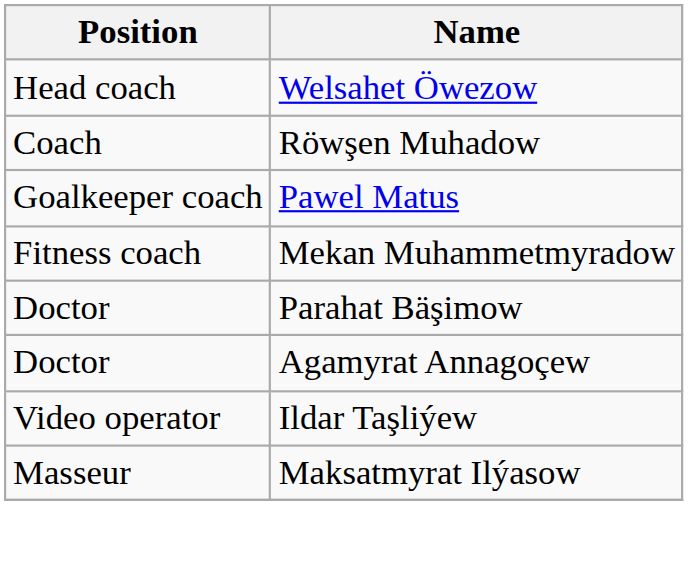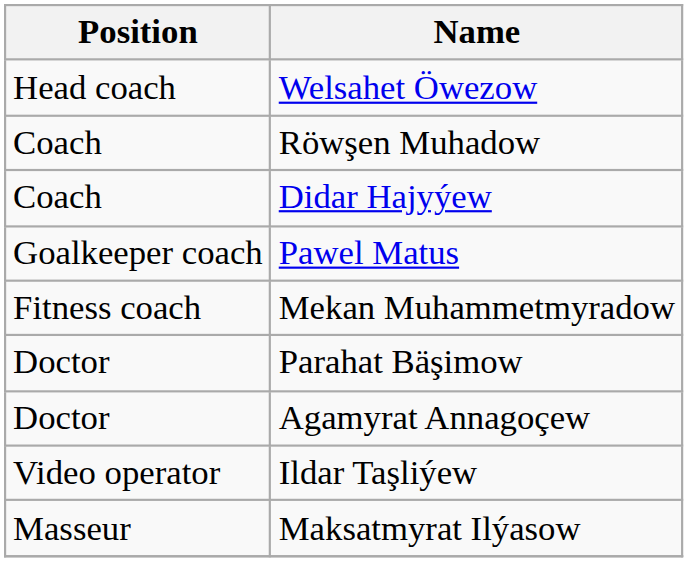+ row: (385, 197)
